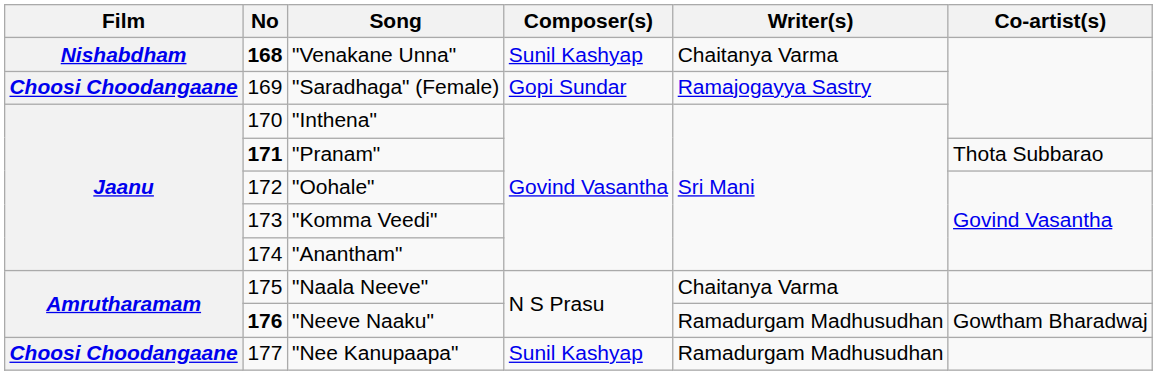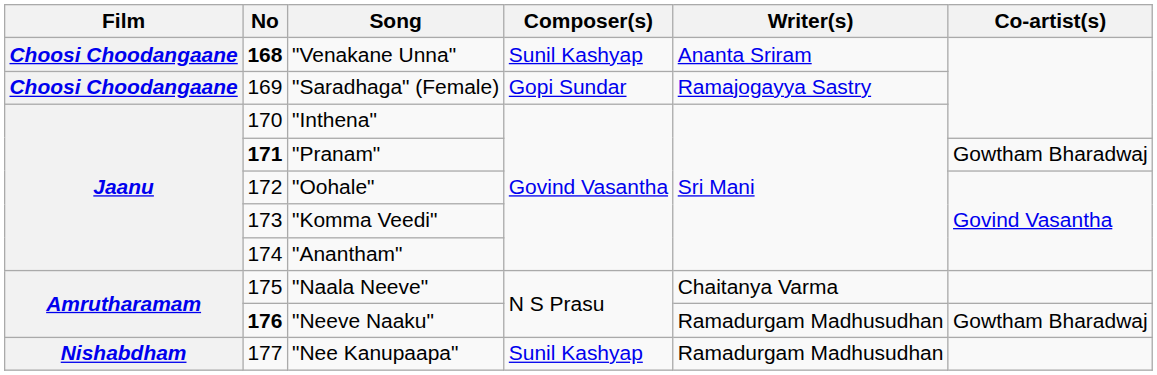(124, 54) Nishabdham -> (124, 54) Choosi Choodangaane
(758, 54) Chaitanya Varma -> (745, 54) Ananta Sriram
(1028, 154) Thota Subbarao -> (1050, 154) Gowtham Bharadwaj
(124, 353) Choosi Choodangaane -> (124, 353) Nishabdham
